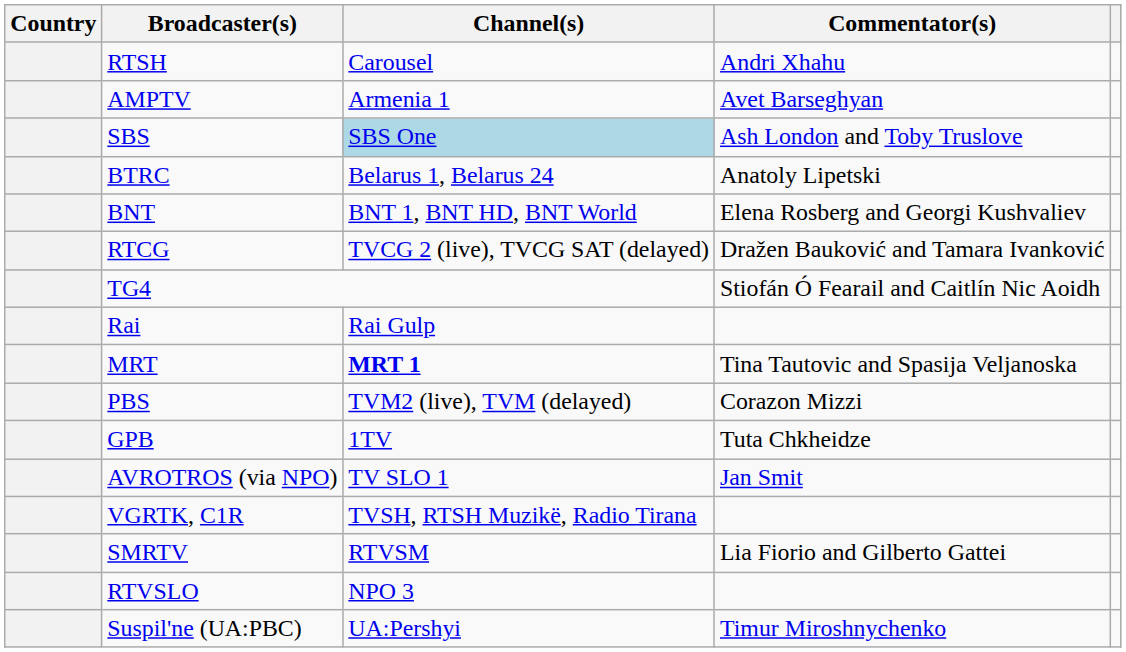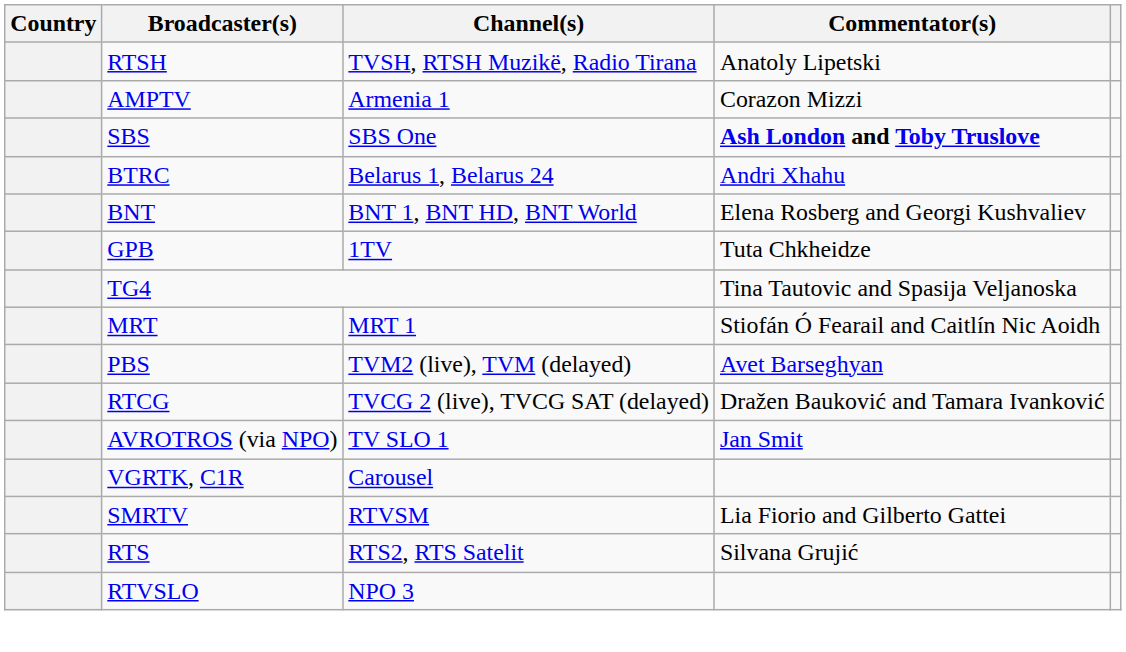(391, 61) Carousel -> (522, 61) TVSH, RTSH Muzikë, Radio Tirana
(783, 61) Andri Xhahu -> (800, 61) Anatoly Lipetski
(802, 99) Avet Barseghyan -> (791, 99) Corazon Mizzi
(392, 136) lightblue background -> (392, 136) no background
(871, 136) normal -> (880, 136) bold
(800, 174) Anatoly Lipetski -> (783, 174) Andri Xhahu
rows swapped: (131, 439) <-> (138, 250)
(910, 288) Stiofán Ó Fearail and Caitlín Nic Aoidh -> (898, 288) Tina Tautovic and Spasija Veljanoska
- row: (124, 325)
(384, 363) bold -> (382, 325) normal
(898, 363) Tina Tautovic and Spasija Veljanoska -> (910, 325) Stiofán Ó Fearail and Caitlín Nic Aoidh
(791, 401) Corazon Mizzi -> (802, 363) Avet Barseghyan
(522, 514) TVSH, RTSH Muzikë, Radio Tirana -> (391, 477) Carousel
+ row: (128, 552)
- row: (205, 628)
